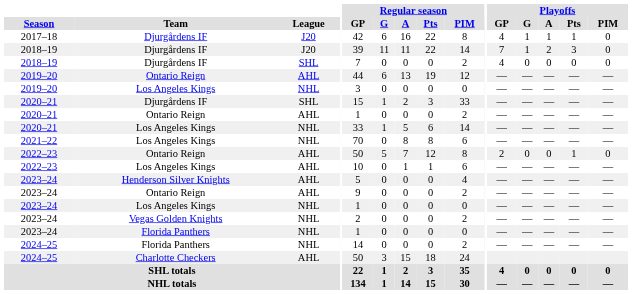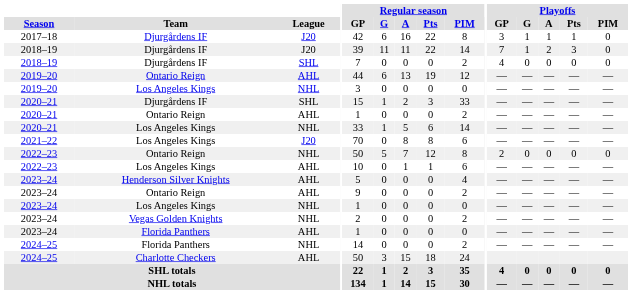(502, 36) 4 -> (502, 36) 3
(309, 140) NHL -> (309, 140) J20
(309, 153) AHL -> (309, 153) NHL
(574, 153) 1 -> (574, 153) 0
(309, 231) NHL -> (309, 231) AHL
